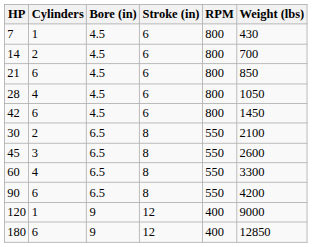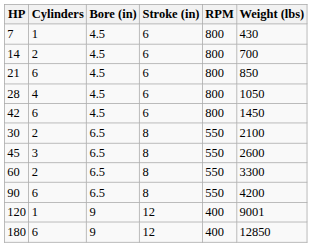(35, 172) 4 -> (35, 172) 2
(252, 212) 9000 -> (252, 212) 9001
